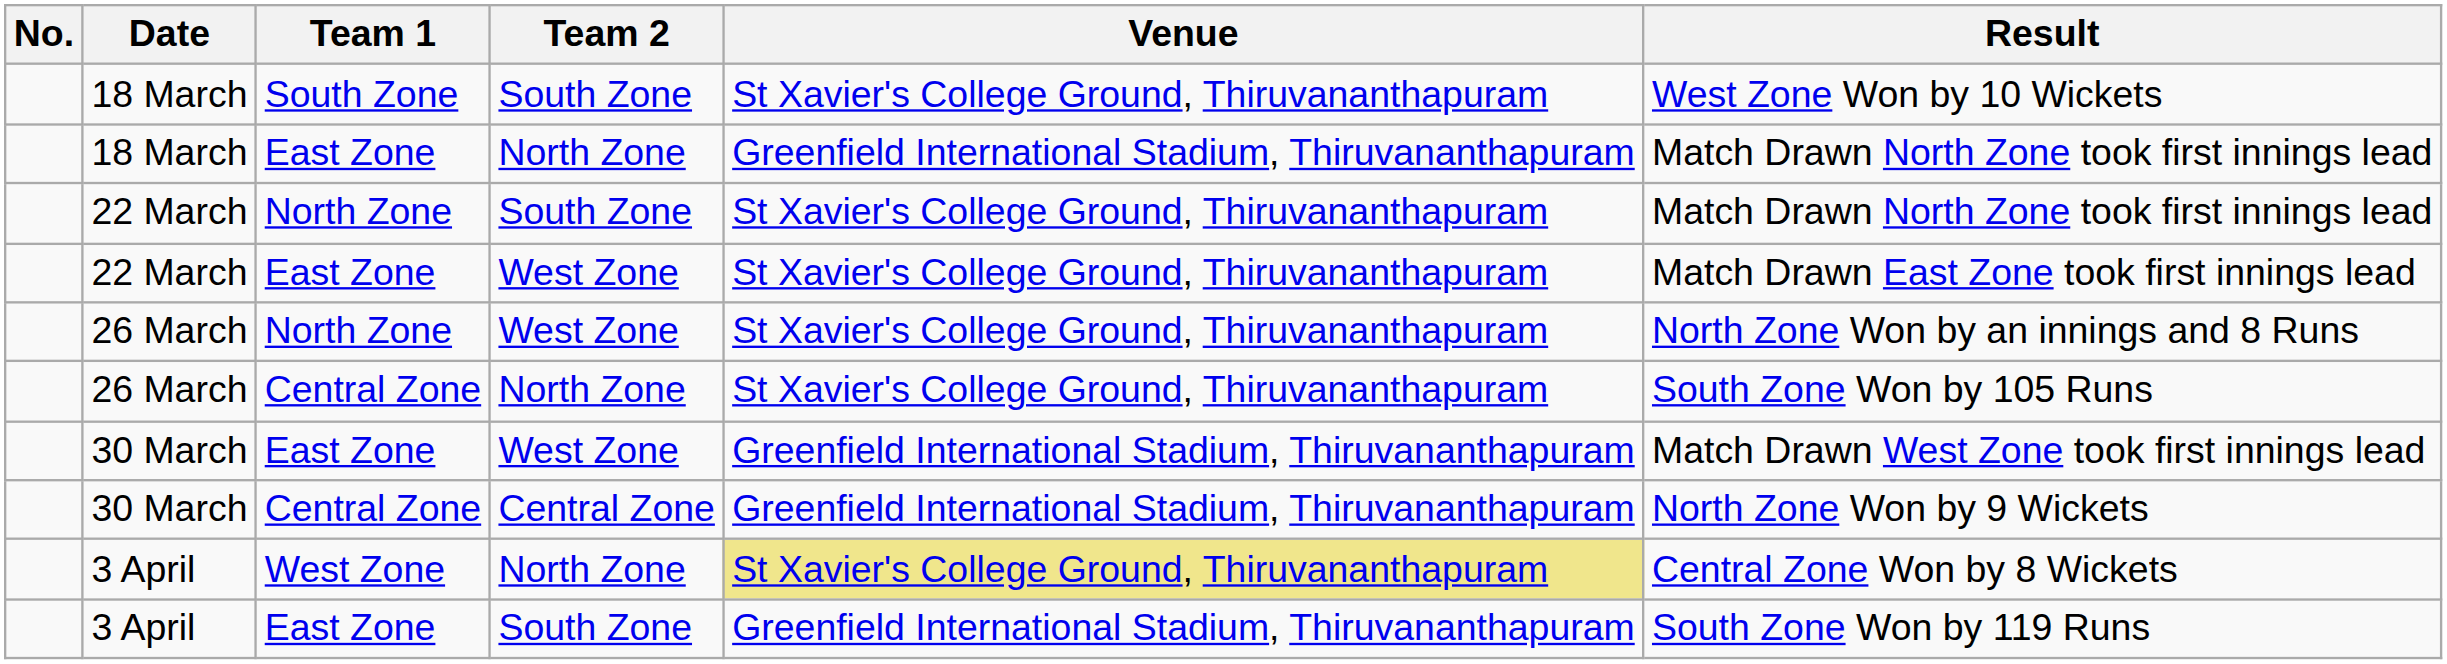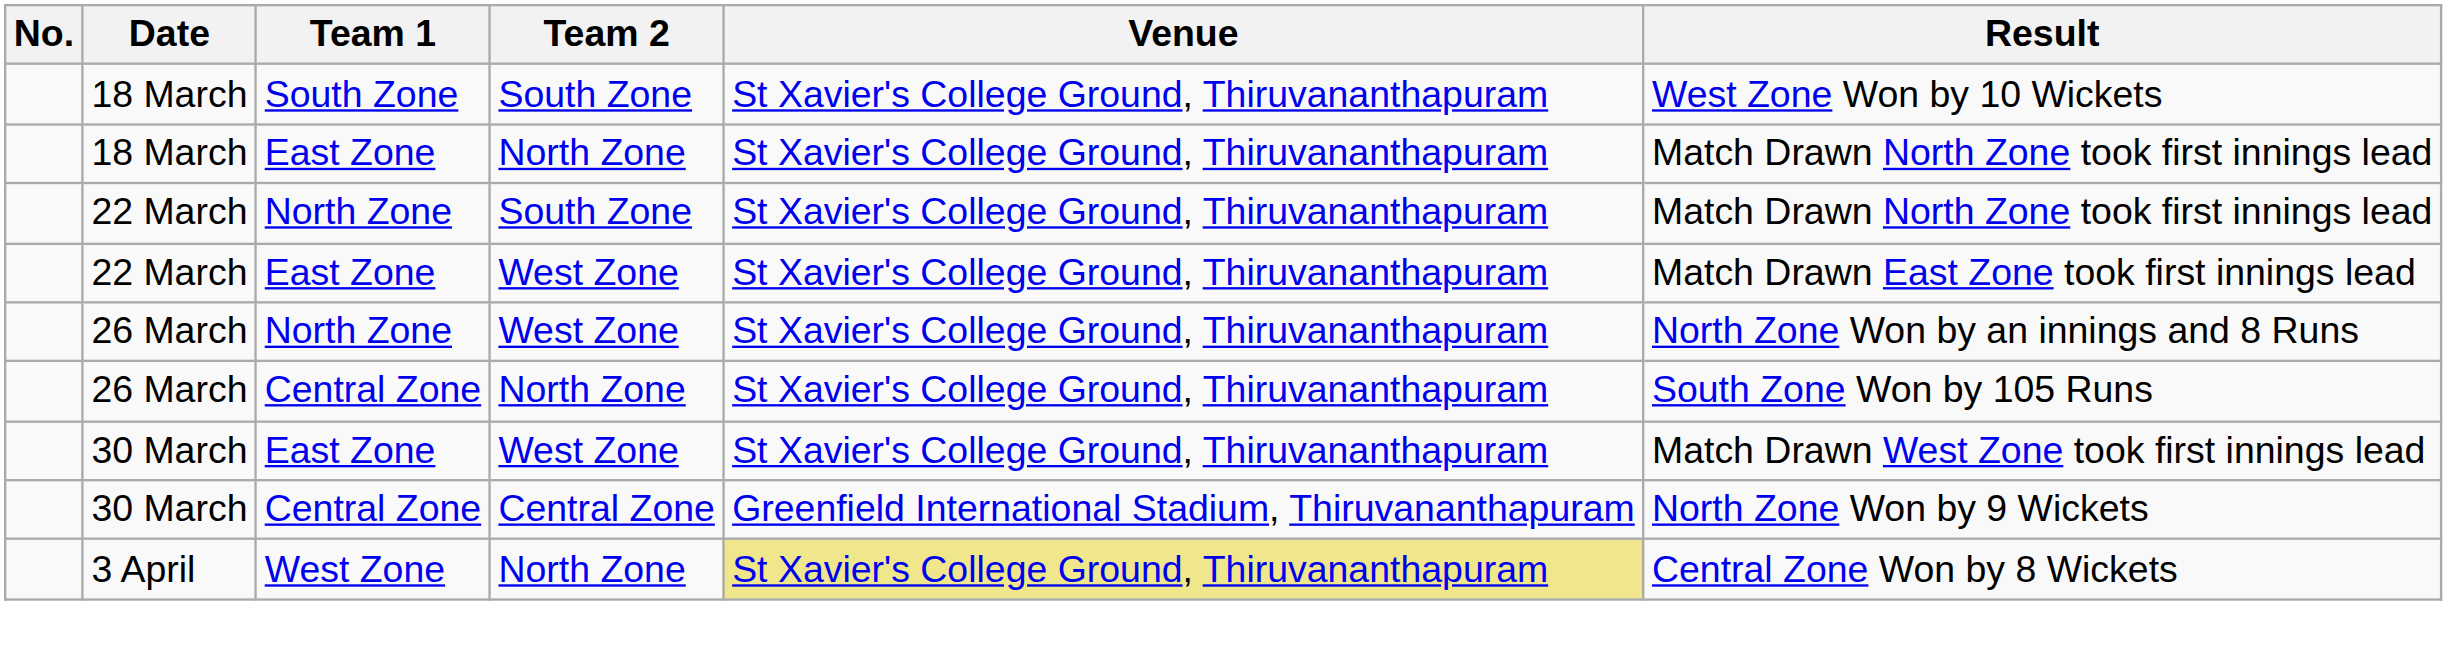(1183, 152) Greenfield International Stadium, Thiruvananthapuram -> (1140, 152) St Xavier's College Ground, Thiruvananthapuram
(1183, 449) Greenfield International Stadium, Thiruvananthapuram -> (1140, 449) St Xavier's College Ground, Thiruvananthapuram
- row: (143, 627)
